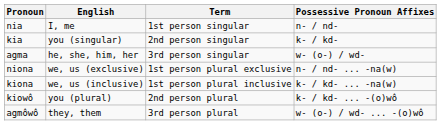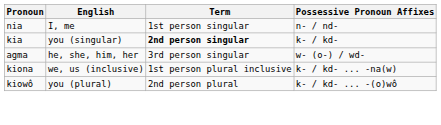(198, 40) normal -> (198, 40) bold
- row: (20, 69)
- row: (22, 112)
